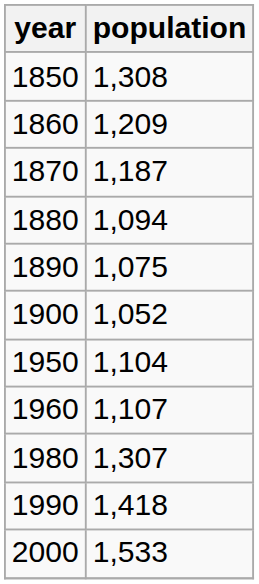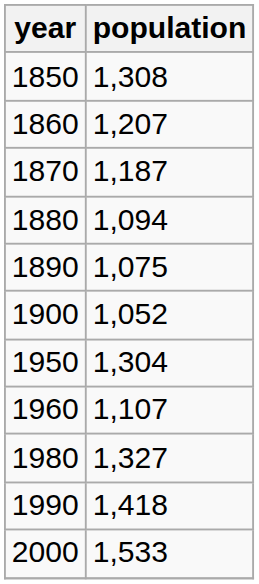(130, 123) 1,209 -> (130, 123) 1,207
(130, 362) 1,104 -> (130, 362) 1,304
(130, 457) 1,307 -> (130, 457) 1,327
